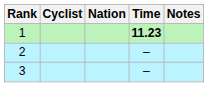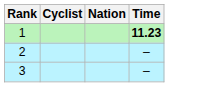- column: (184, 14)
